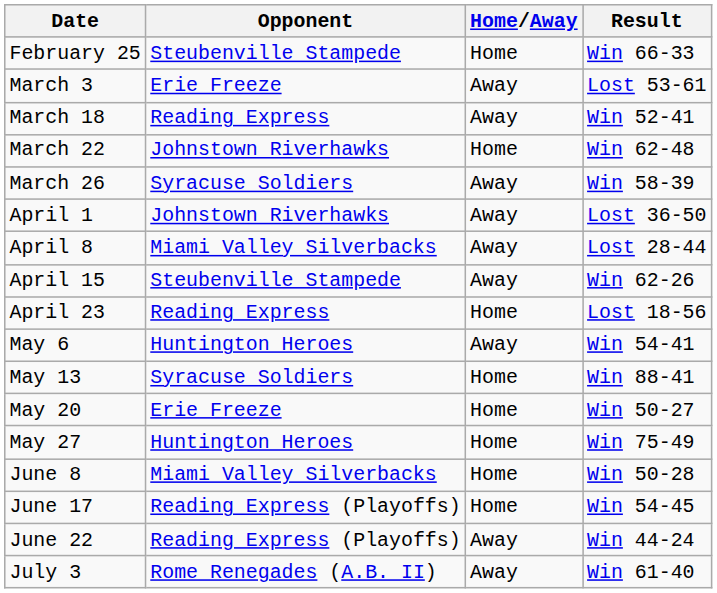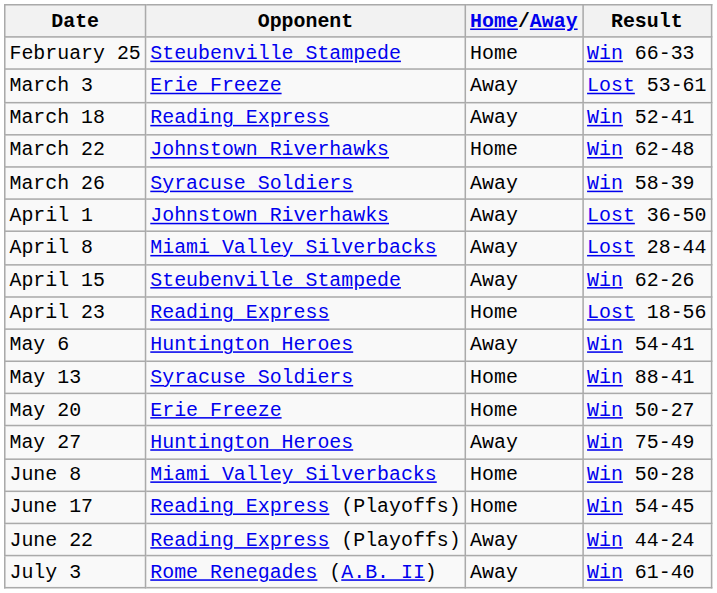(494, 442) Home -> (494, 442) Away
